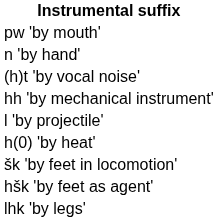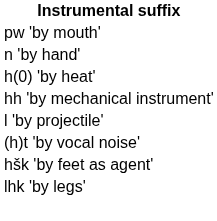rows swapped: (50, 142) <-> (72, 76)
- row: (91, 164)
